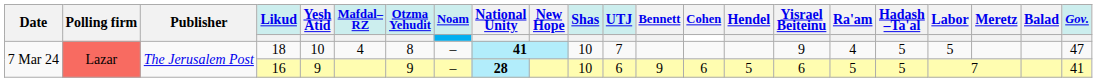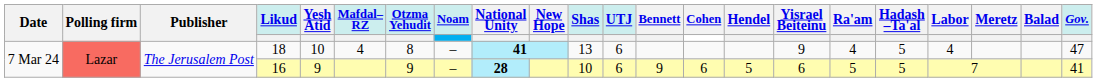(585, 50) 10 -> (585, 50) 13
(619, 50) 7 -> (619, 50) 6
(950, 50) 5 -> (950, 50) 4
